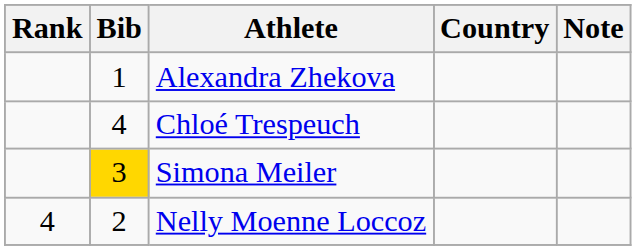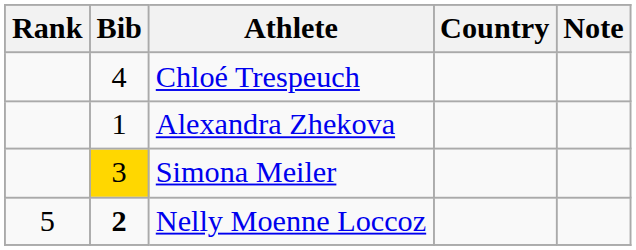rows swapped: (275, 76) <-> (258, 124)
(47, 220) 4 -> (47, 220) 5
(119, 220) normal -> (119, 220) bold
